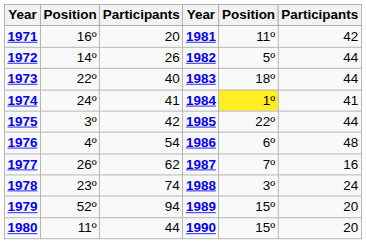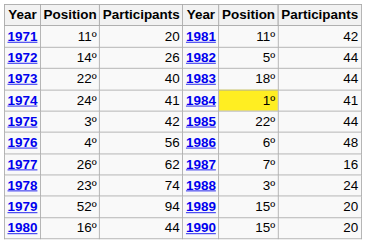(87, 36) 16º -> (87, 36) 11º
(172, 143) 54 -> (172, 143) 56
(87, 228) 11º -> (87, 228) 16º
